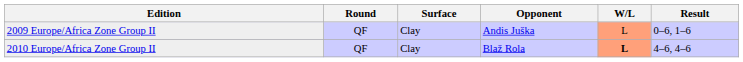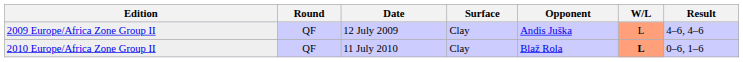+ column: (394, 13)
(672, 31) 0–6, 1–6 -> (685, 31) 4–6, 4–6
(672, 48) 4–6, 4–6 -> (685, 48) 0–6, 1–6
